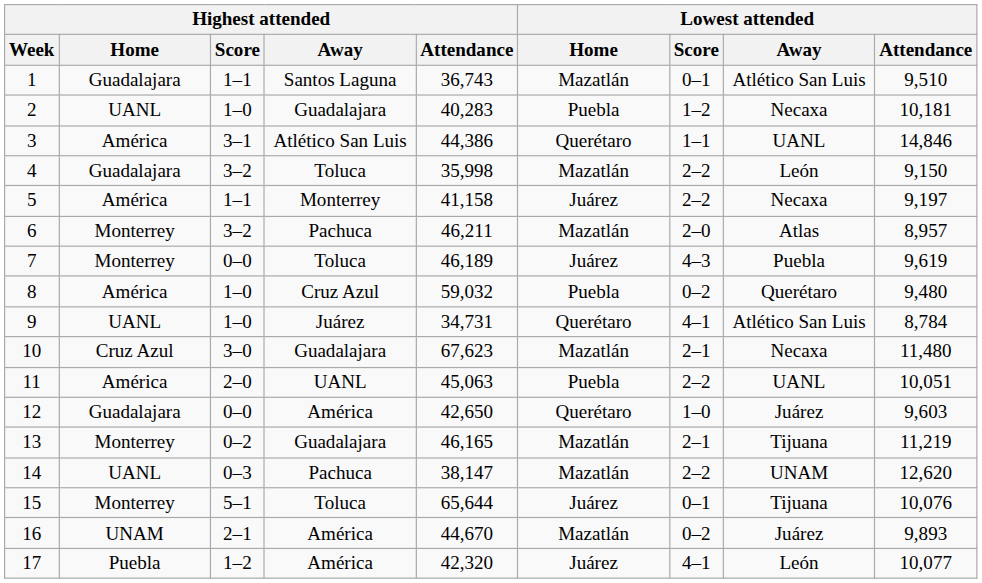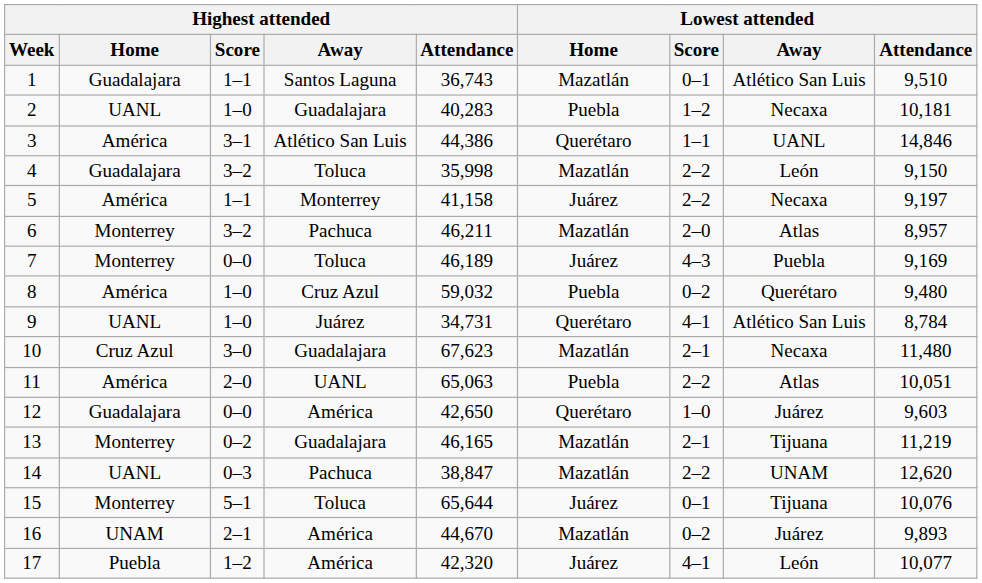(926, 261) 9,619 -> (926, 261) 9,169
(467, 381) 45,063 -> (467, 381) 65,063
(799, 381) UANL -> (799, 381) Atlas
(467, 472) 38,147 -> (467, 472) 38,847
